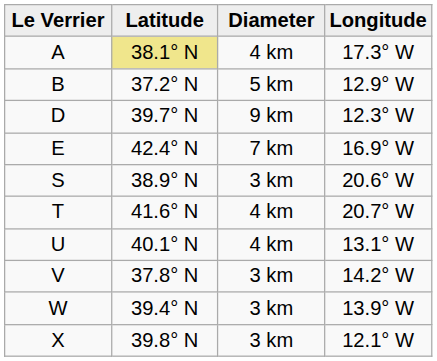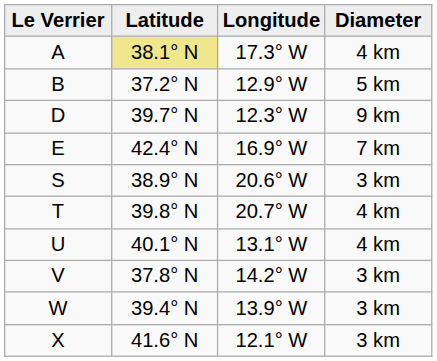columns swapped: (378, 20) <-> (271, 20)
(165, 212) 41.6° N -> (165, 212) 39.8° N
(165, 340) 39.8° N -> (165, 340) 41.6° N
